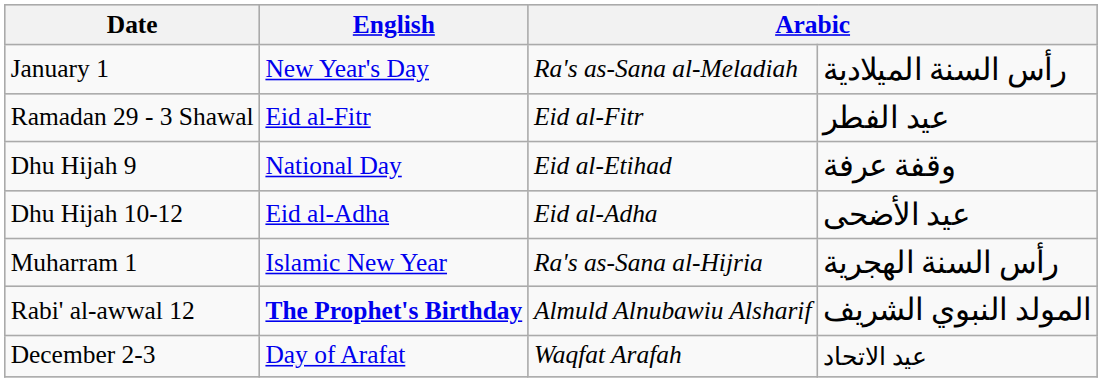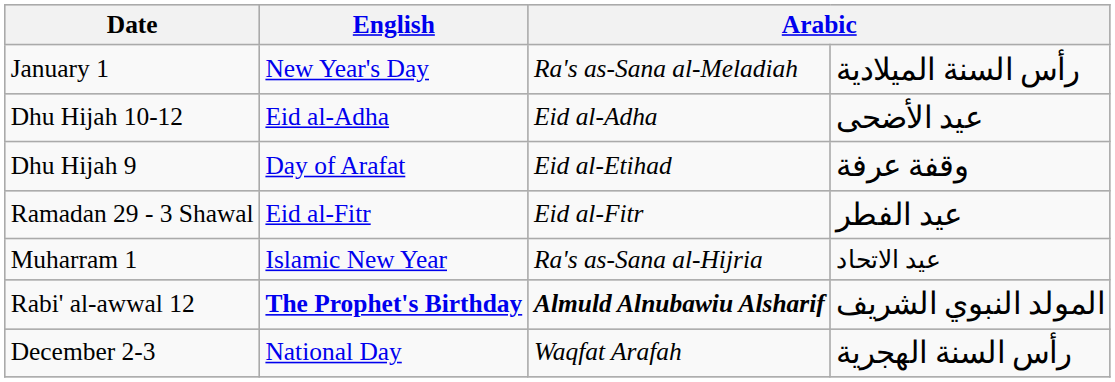rows swapped: (132, 117) <-> (97, 213)
(334, 165) National Day -> (335, 165) Day of Arafat
(941, 262) رأس السنة الهجرية -> (889, 259) عيد الاتحاد
(673, 310) normal -> (679, 304) bold
(335, 355) Day of Arafat -> (334, 352) National Day
(876, 356) عيد الاتحاد -> (954, 353) رأس السنة الهجرية
